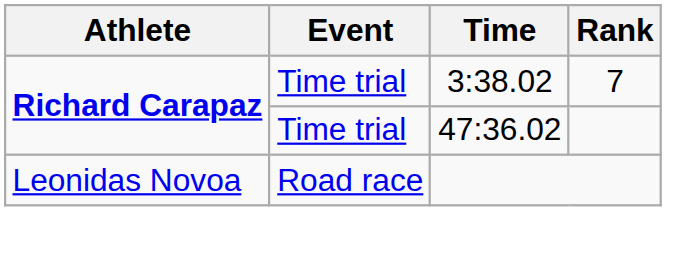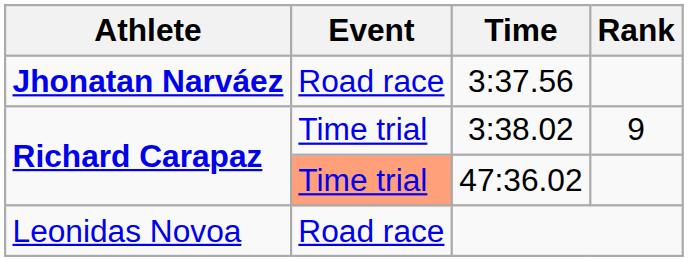+ row: (521, 81)
(615, 81) 7 -> (636, 131) 9
(342, 131) no background -> (363, 181) lightsalmon background
